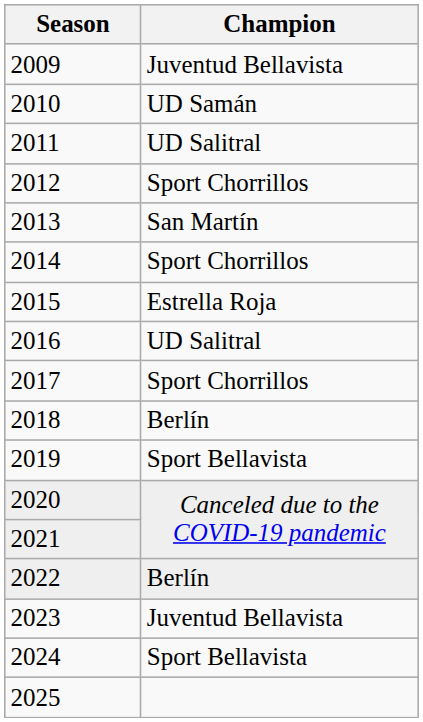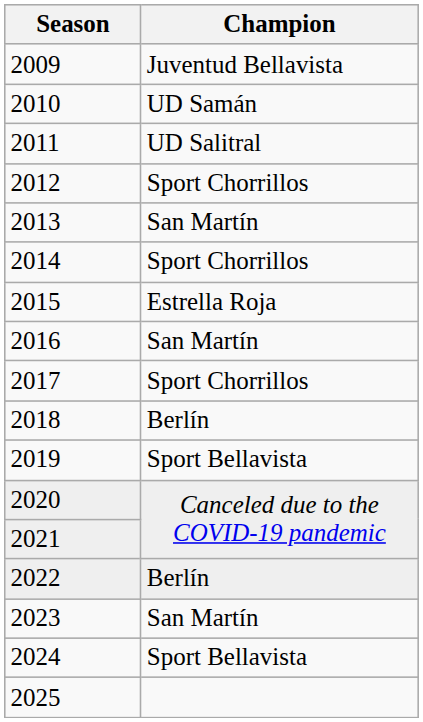(204, 340) UD Salitral -> (203, 340) San Martín
(245, 618) Juventud Bellavista -> (203, 618) San Martín
